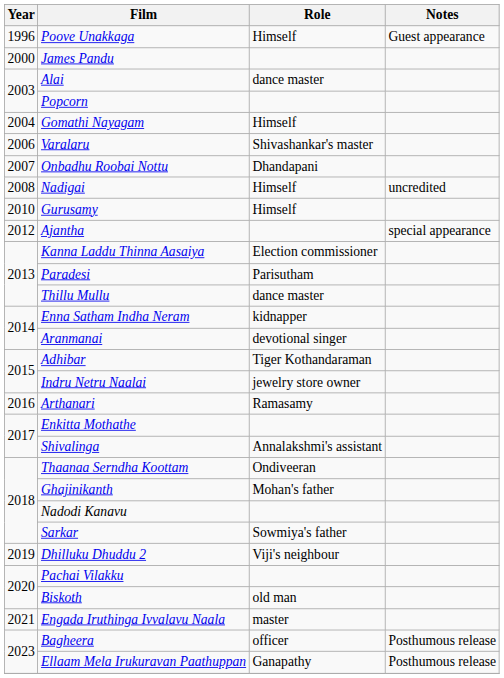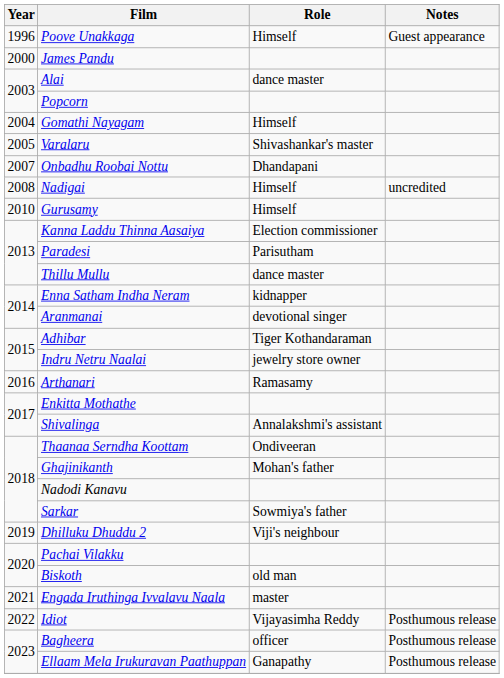(21, 144) 2006 -> (21, 144) 2005
- row: (63, 230)
+ row: (54, 619)
